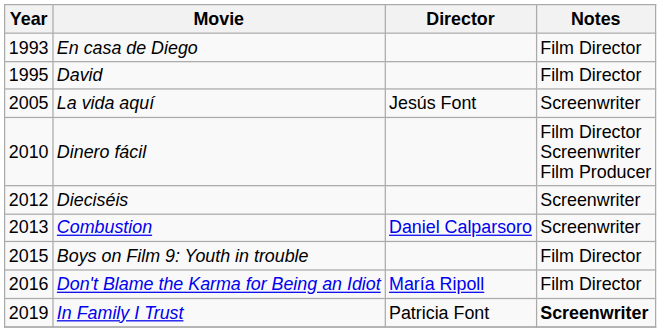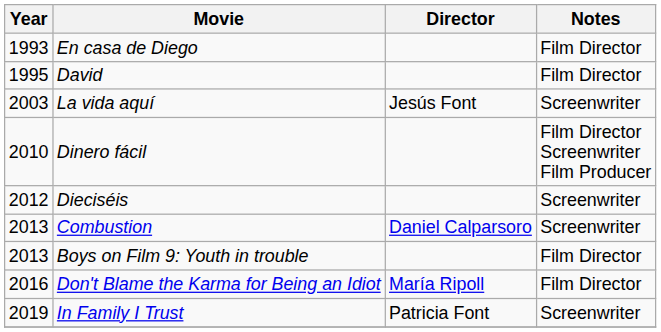(29, 104) 2005 -> (29, 104) 2003
(29, 256) 2015 -> (29, 256) 2013
(594, 313) bold -> (590, 313) normal
